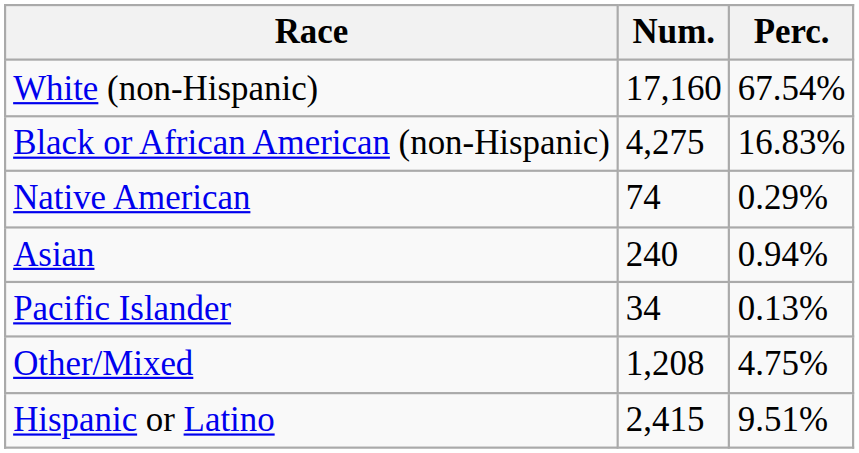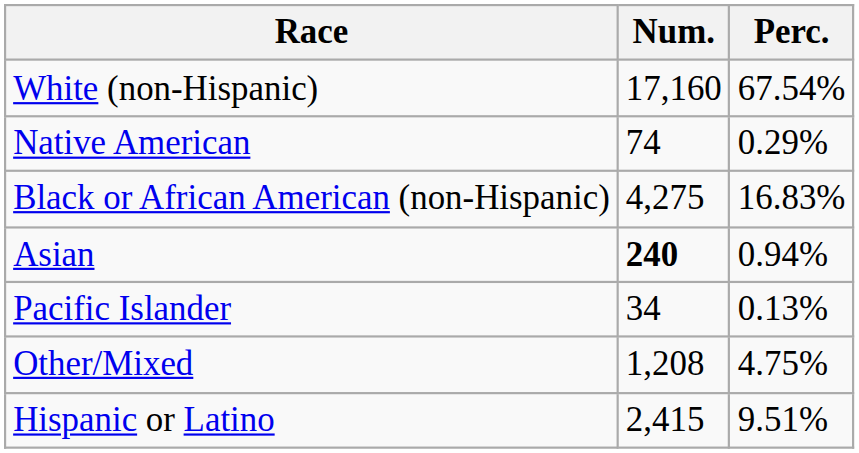rows swapped: (311, 142) <-> (132, 198)
(652, 253) normal -> (652, 253) bold
